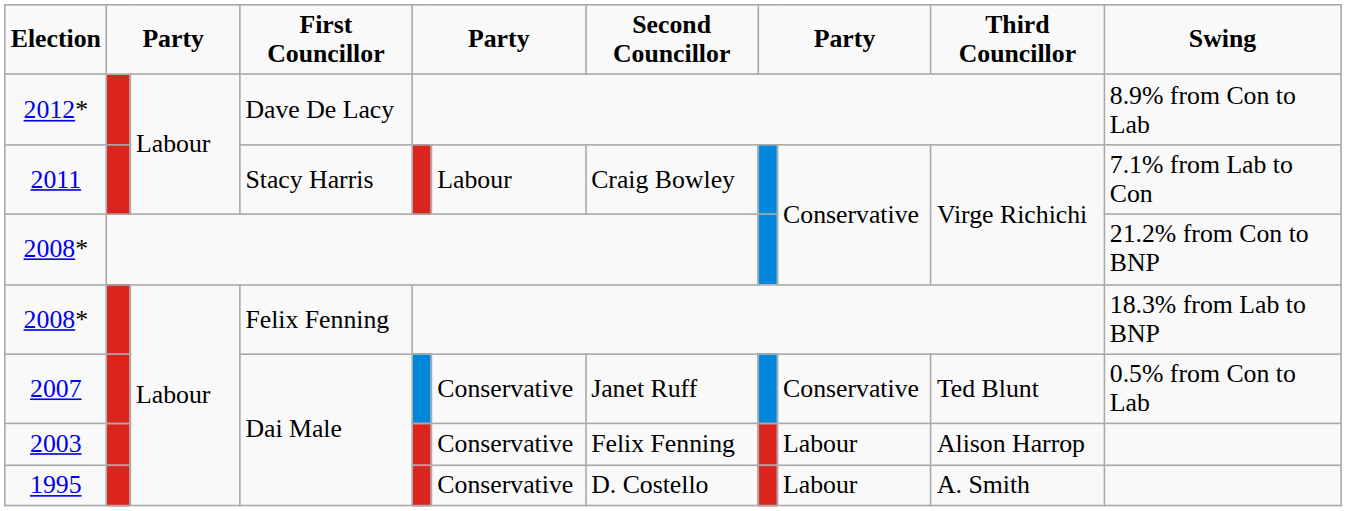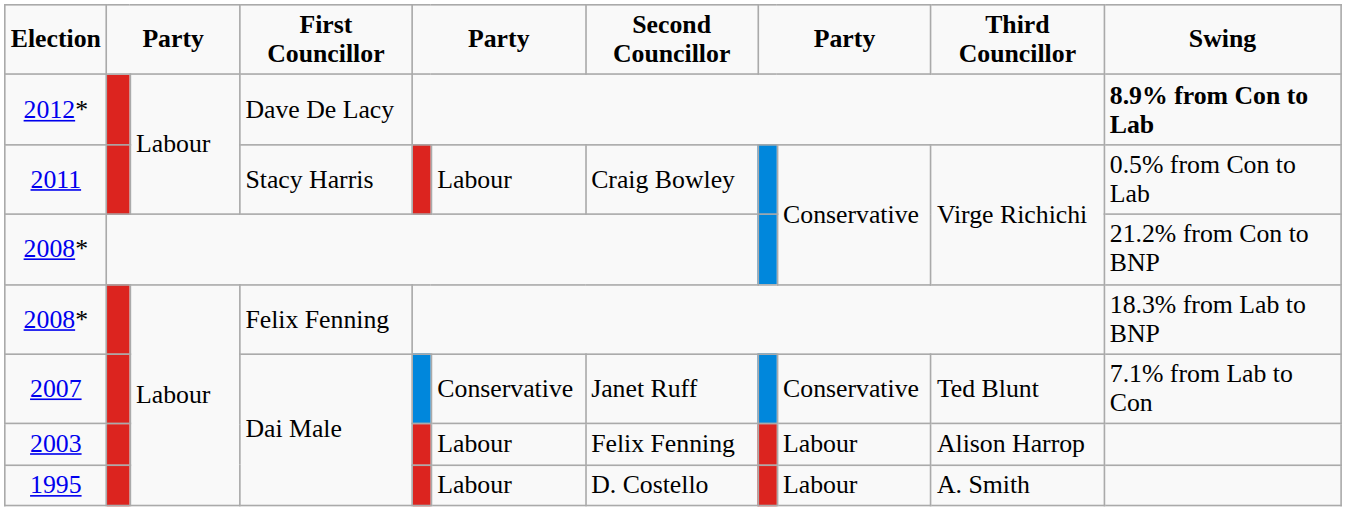(1203, 109) normal -> (1209, 109) bold
(1201, 179) 7.1% from Lab to Con -> (1203, 179) 0.5% from Con to Lab
(1203, 388) 0.5% from Con to Lab -> (1201, 388) 7.1% from Lab to Con
(505, 443) Conservative -> (475, 443) Labour
(505, 484) Conservative -> (475, 484) Labour
